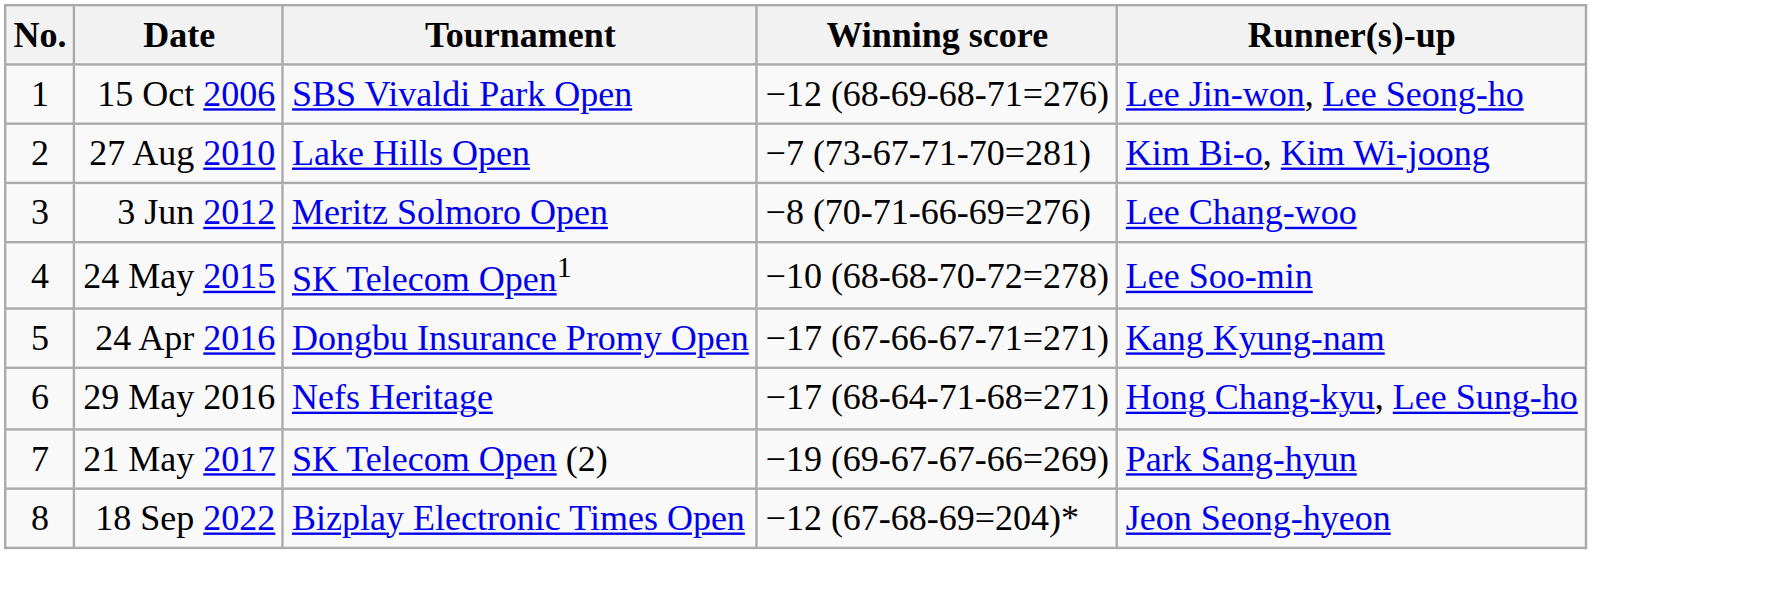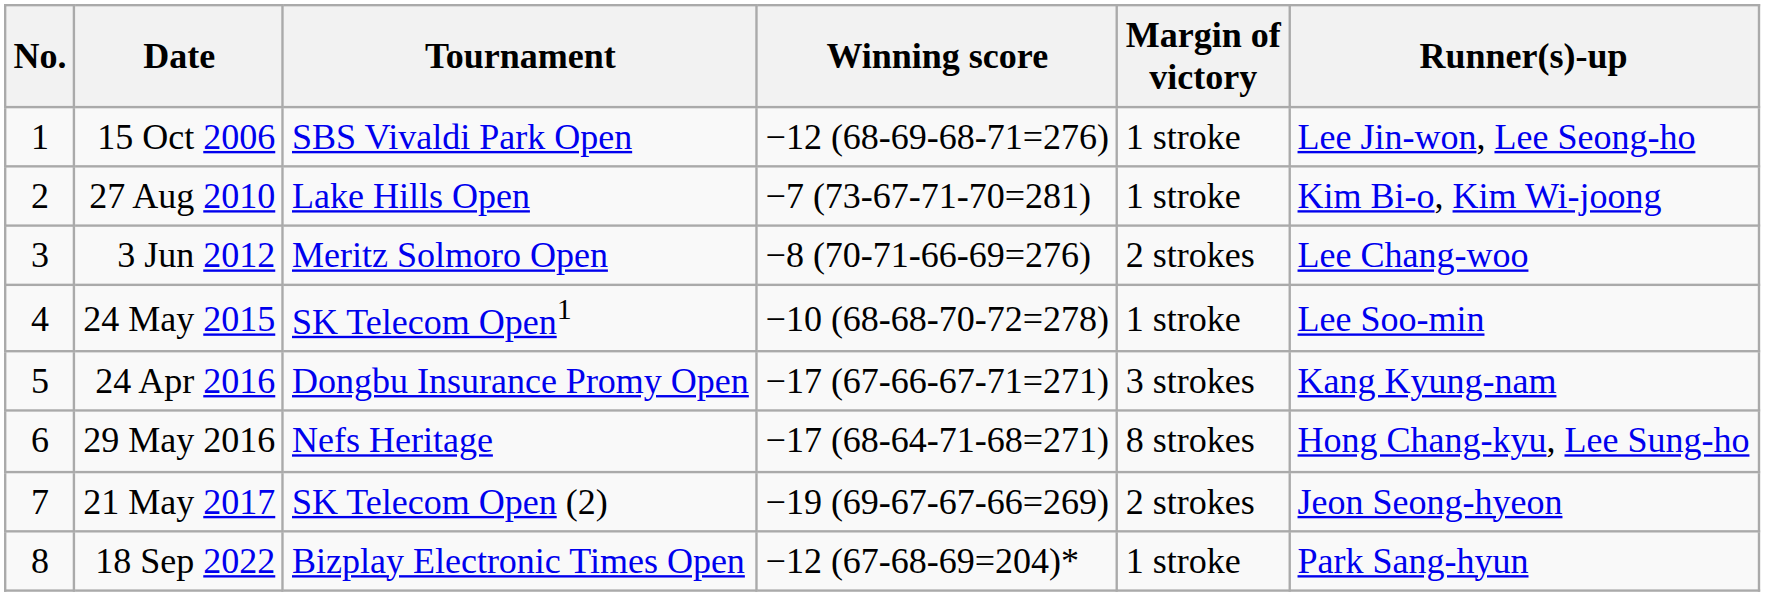+ column: (1203, 55)
(1241, 457) Park Sang-hyun -> (1430, 500) Jeon Seong-hyeon
(1258, 516) Jeon Seong-hyeon -> (1413, 559) Park Sang-hyun
